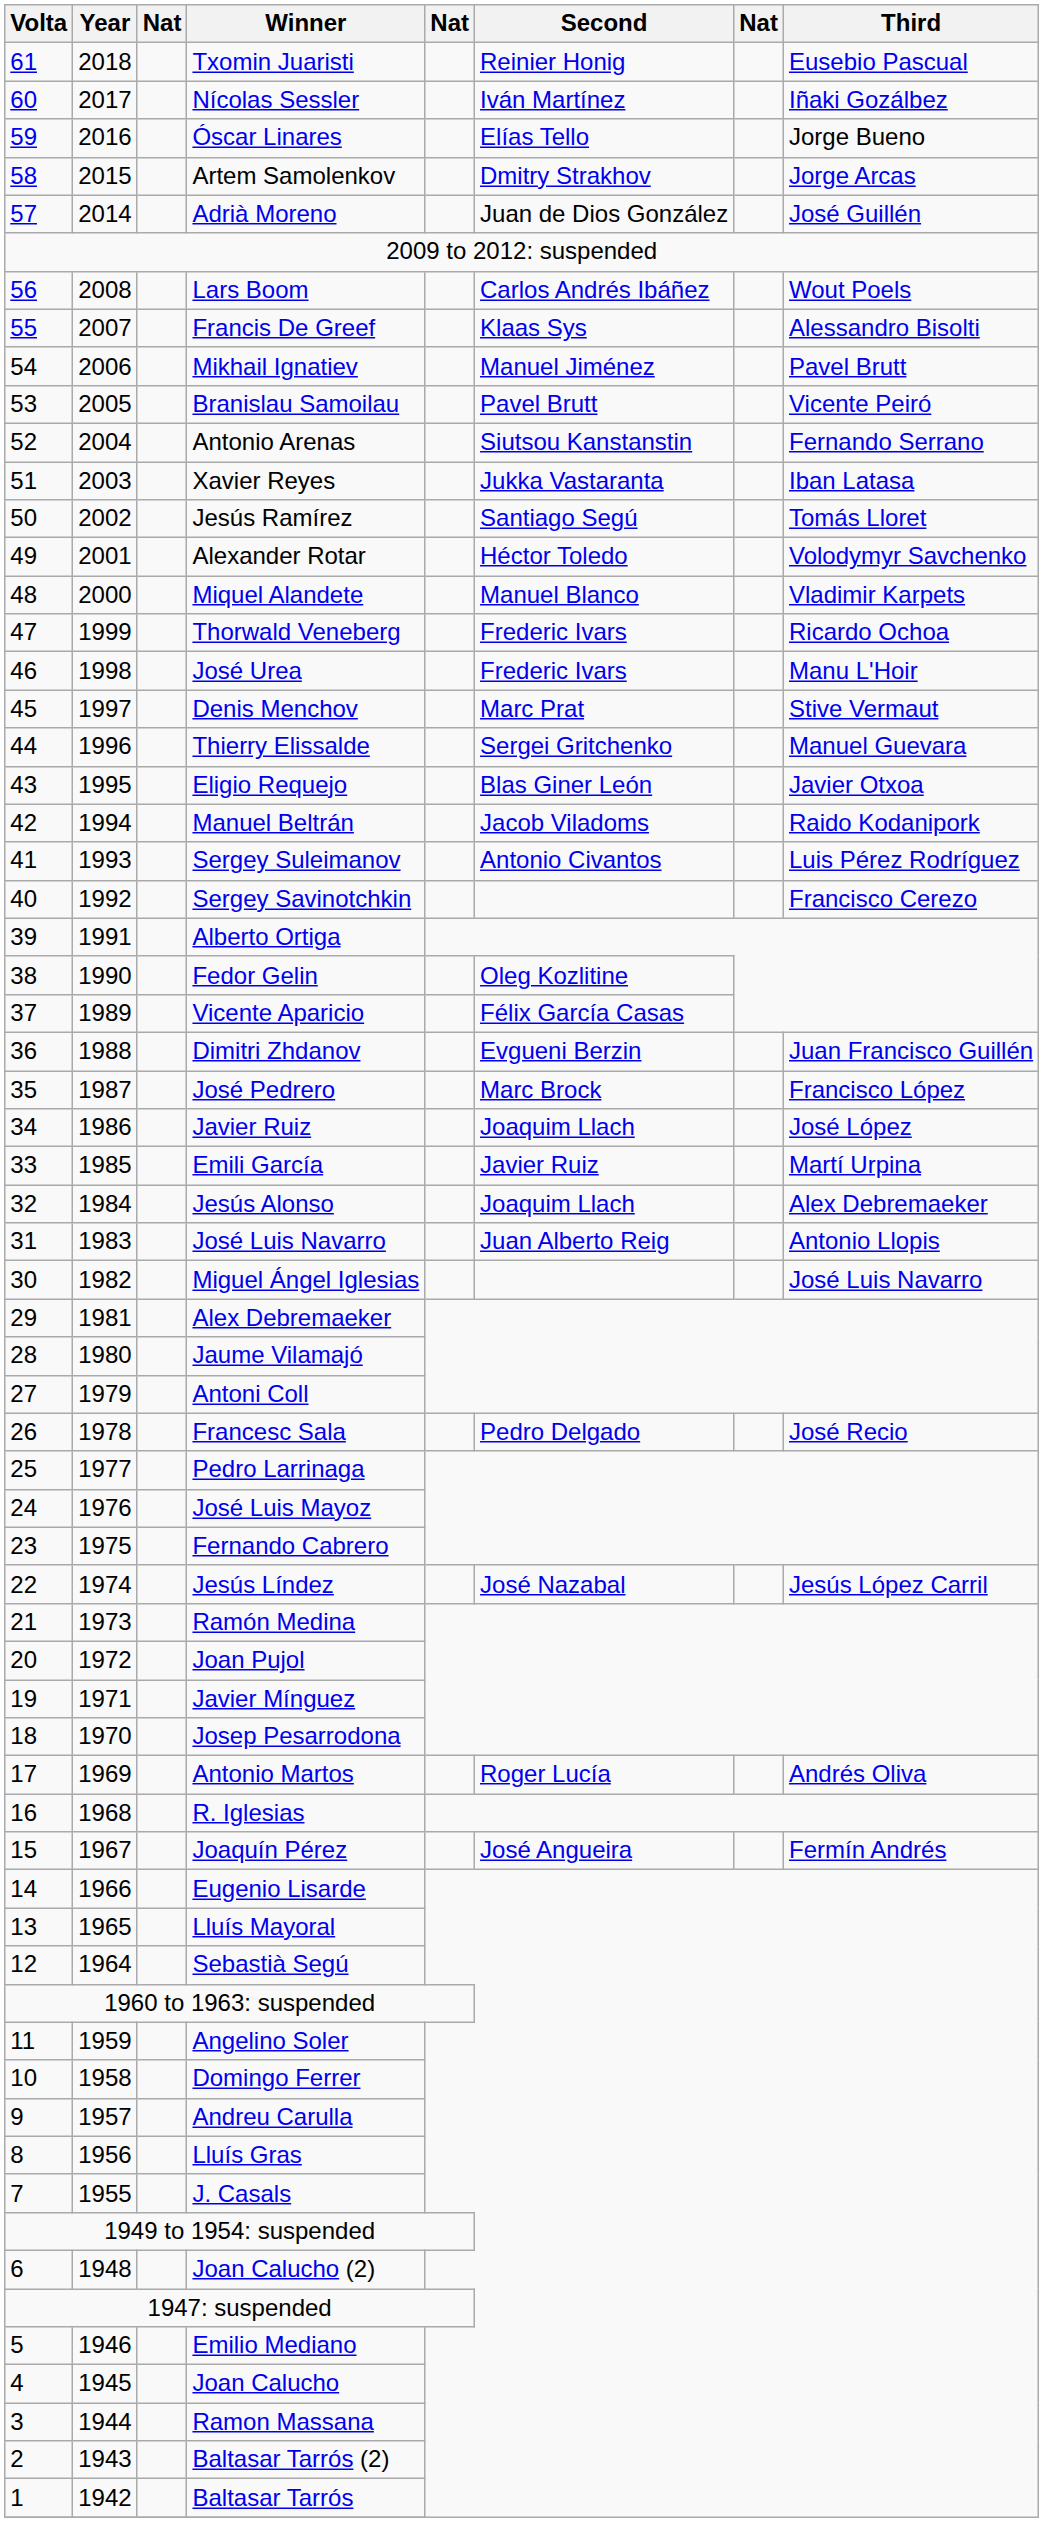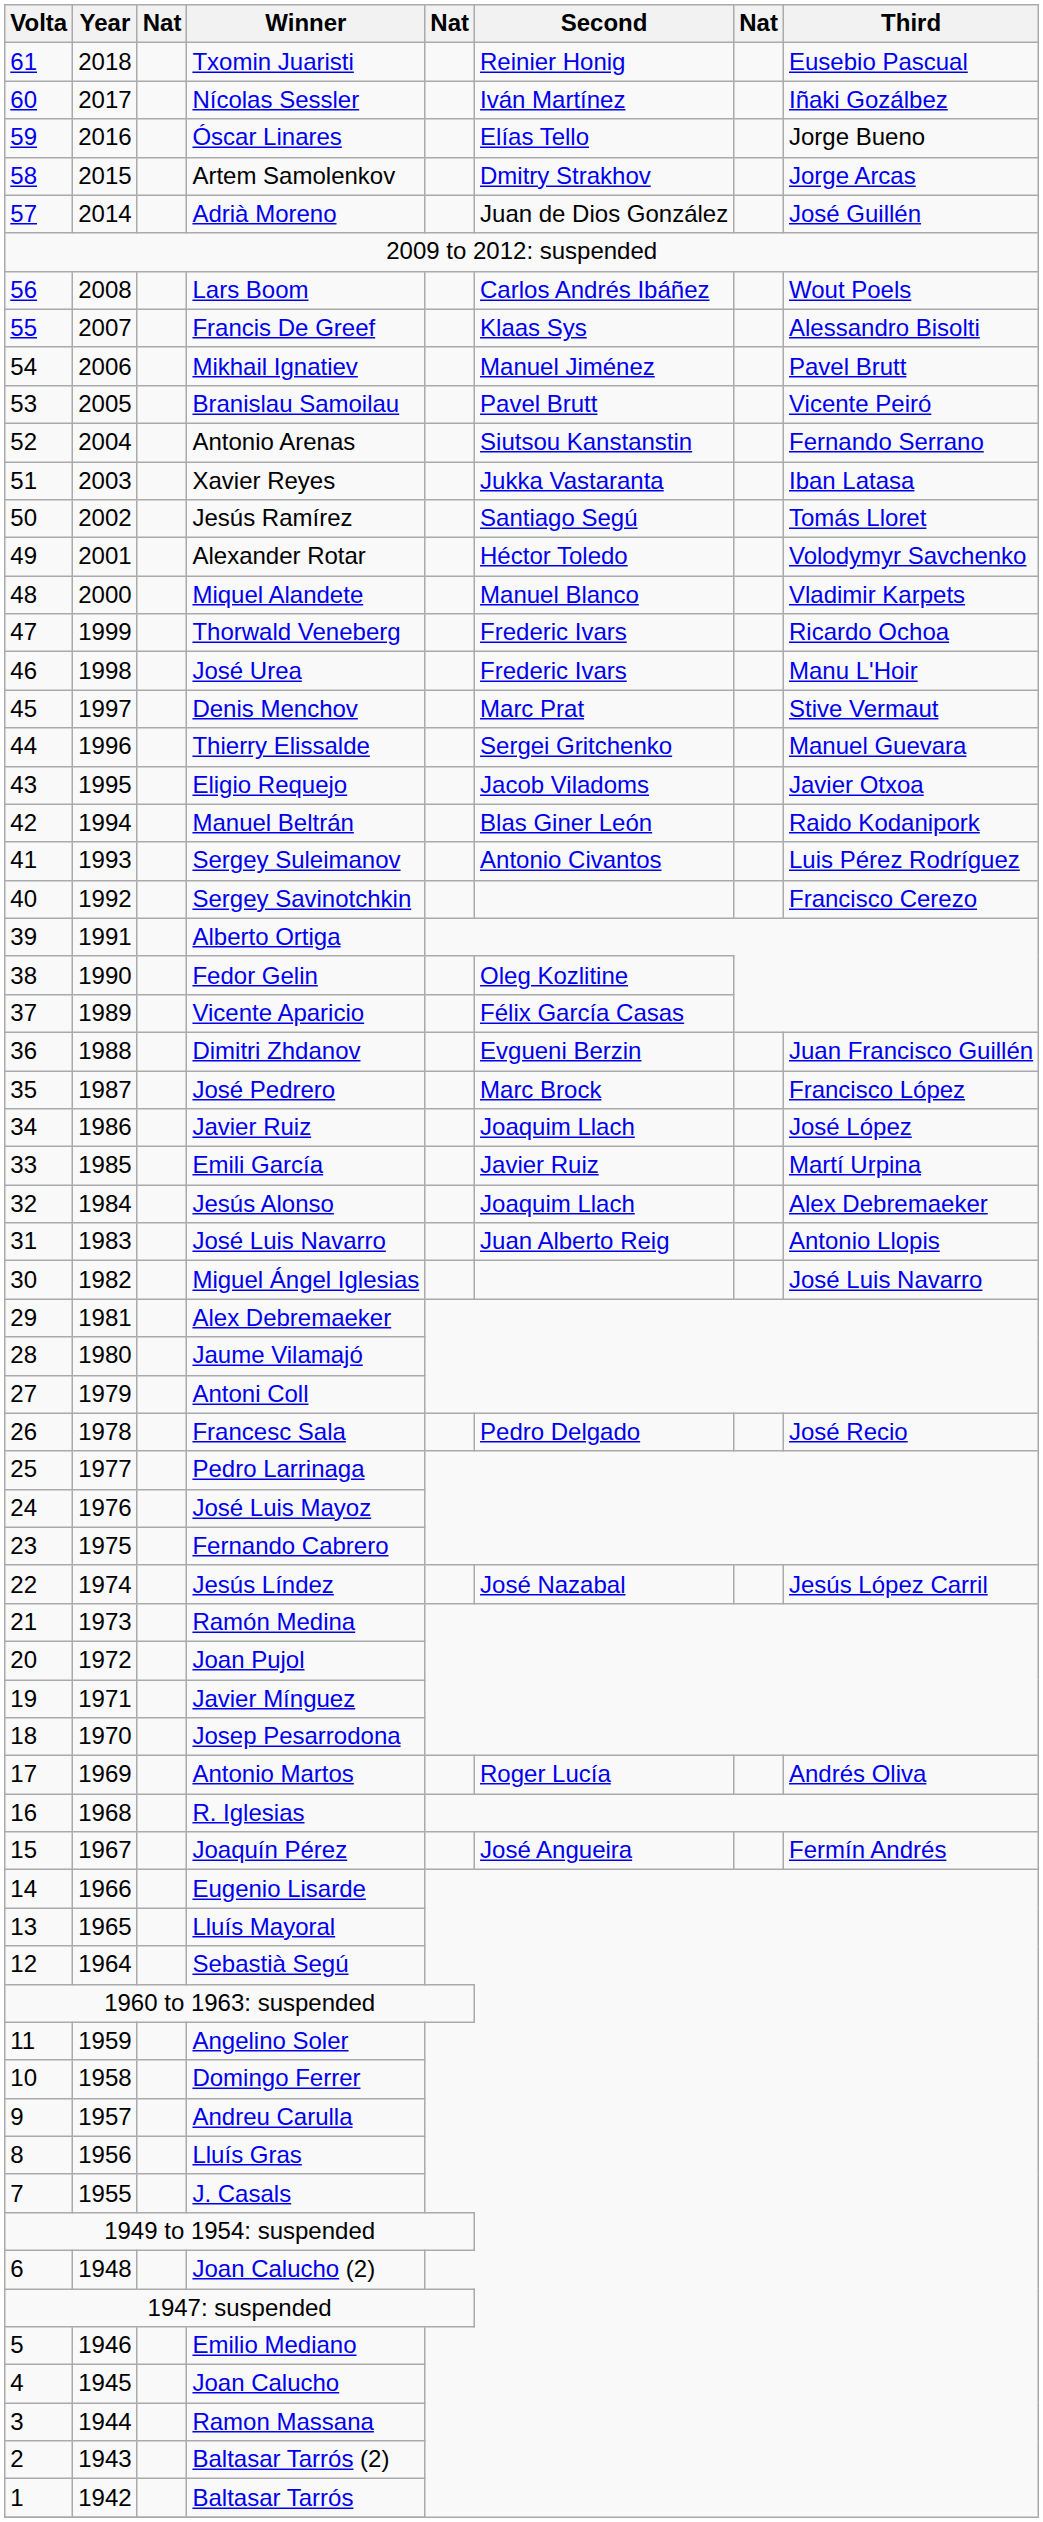(566, 784) Blas Giner León -> (565, 784) Jacob Viladoms
(565, 822) Jacob Viladoms -> (566, 822) Blas Giner León
